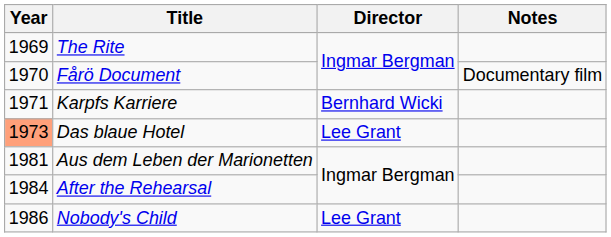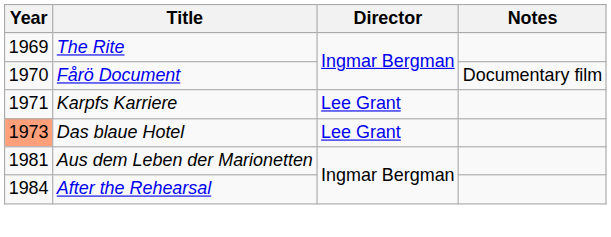(382, 103) Bernhard Wicki -> (361, 103) Lee Grant
- row: (117, 217)
